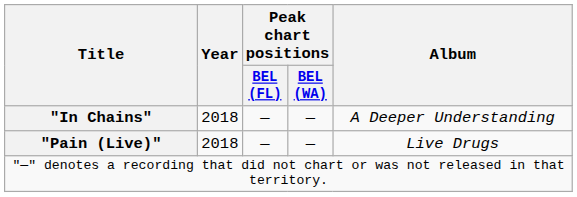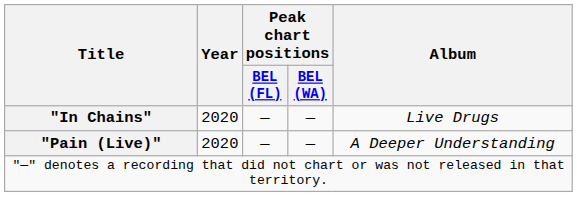(220, 118) 2018 -> (220, 118) 2020
(453, 118) A Deeper Understanding -> (453, 118) Live Drugs
(220, 143) 2018 -> (220, 143) 2020
(453, 143) Live Drugs -> (453, 143) A Deeper Understanding
